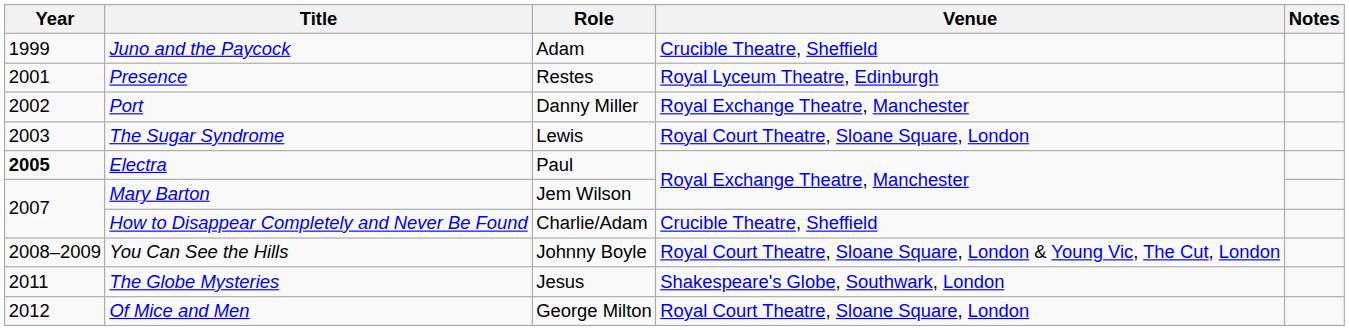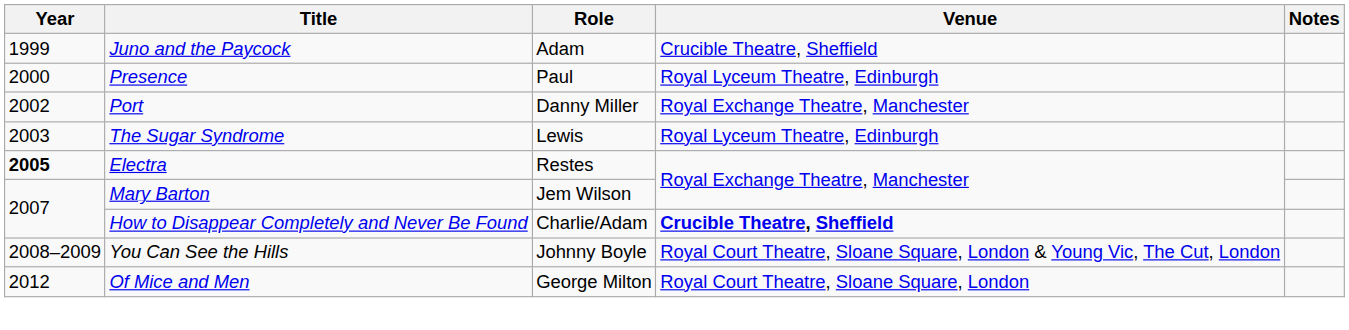(29, 77) 2001 -> (29, 77) 2000
(565, 77) Restes -> (555, 77) Paul
(845, 135) Royal Court Theatre, Sloane Square, London -> (799, 135) Royal Lyceum Theatre, Edinburgh
(555, 164) Paul -> (565, 164) Restes
(769, 223) normal -> (777, 223) bold
- row: (194, 281)
